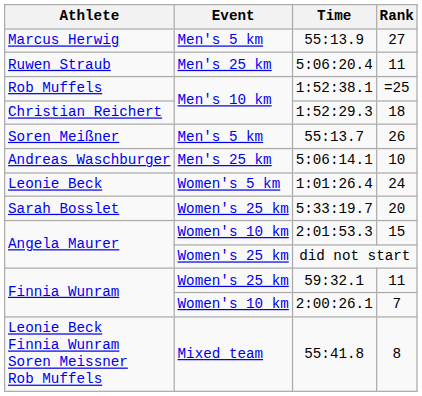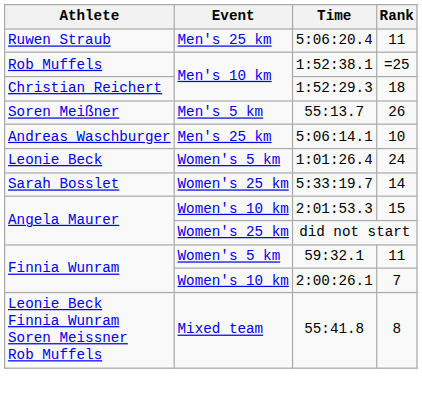- row: (334, 40)
(397, 208) 20 -> (397, 184) 14
(233, 280) Women's 25 km -> (229, 256) Women's 5 km
